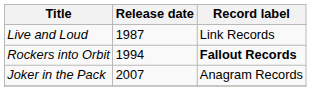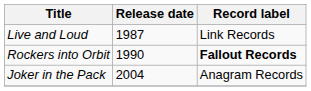(130, 55) 1994 -> (130, 55) 1990
(130, 75) 2007 -> (130, 75) 2004
